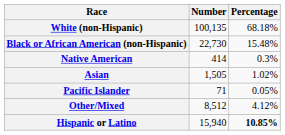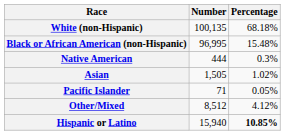(213, 43) 22,730 -> (213, 43) 96,995
(219, 59) 414 -> (219, 59) 444
